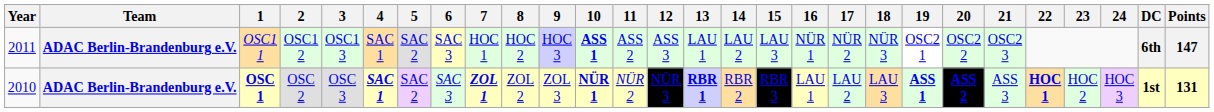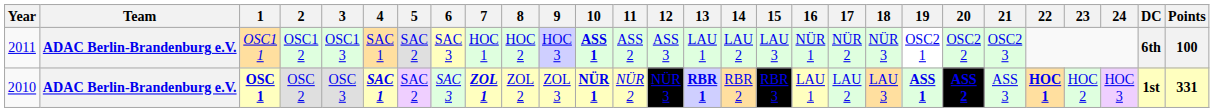(1187, 47) 147 -> (1187, 47) 100
(1187, 87) 131 -> (1187, 87) 331
